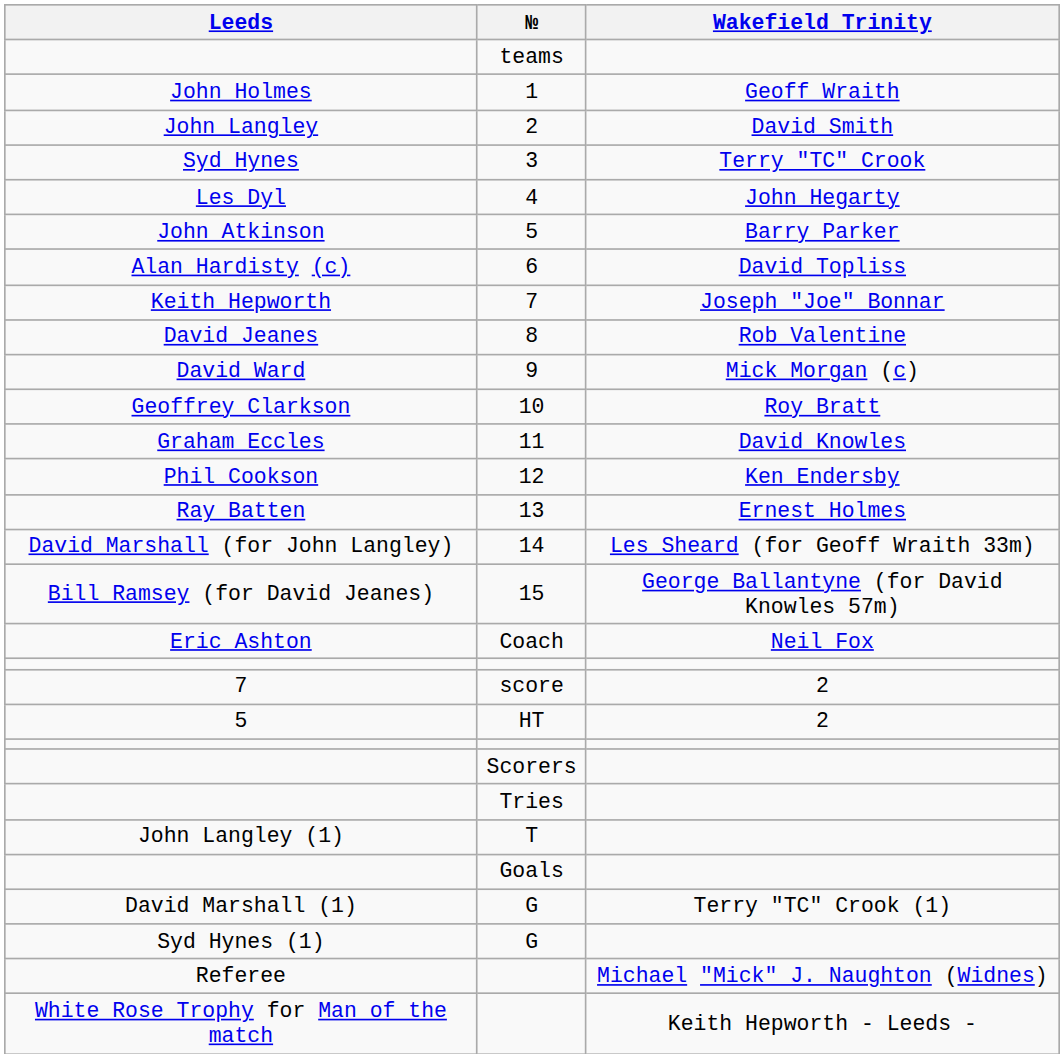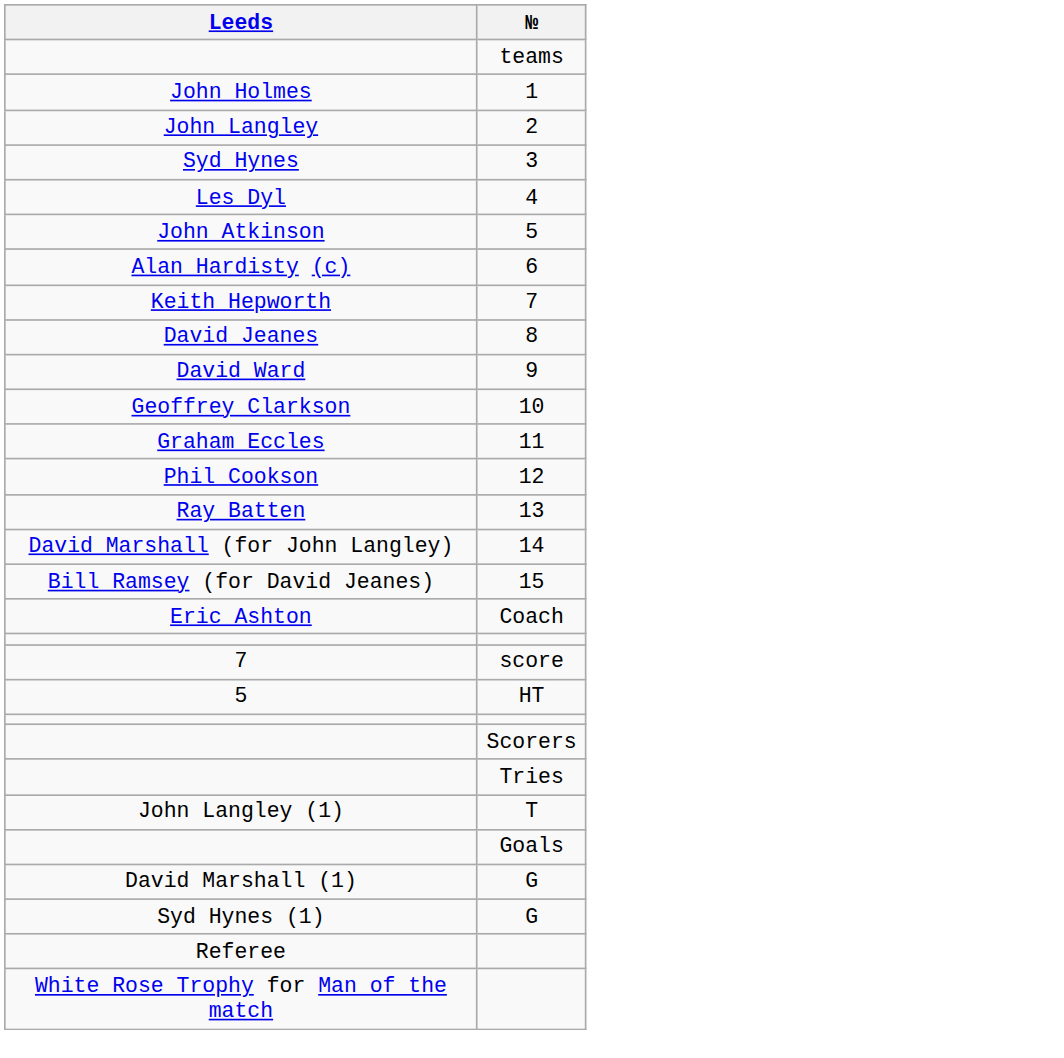- column: (822, 22)
